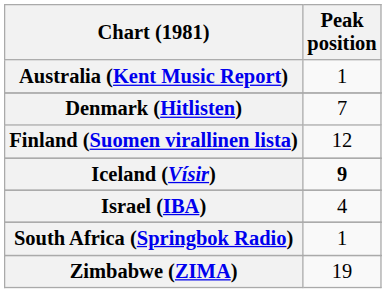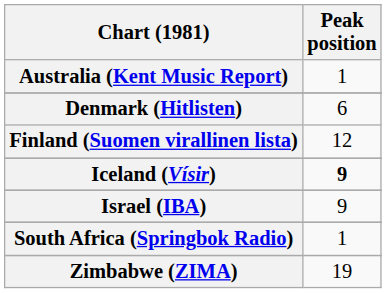(342, 108) 7 -> (342, 108) 6
(342, 206) 4 -> (342, 206) 9
